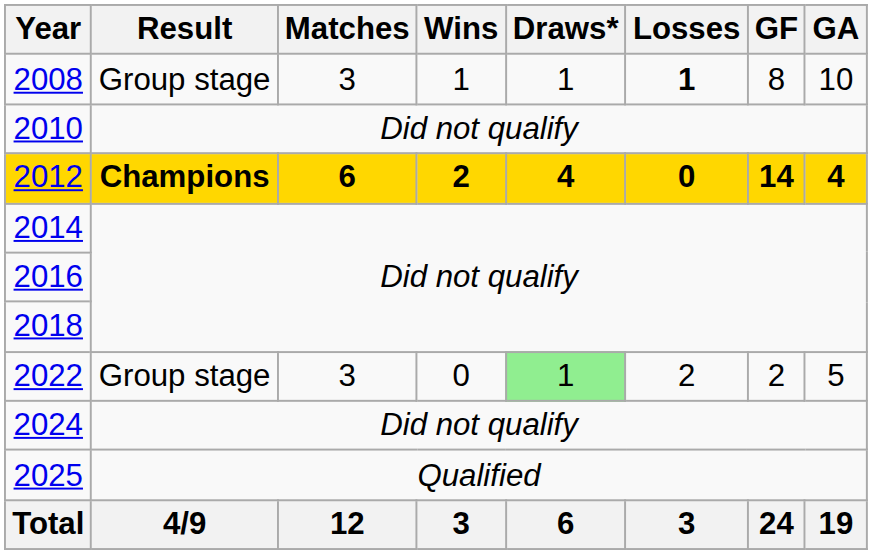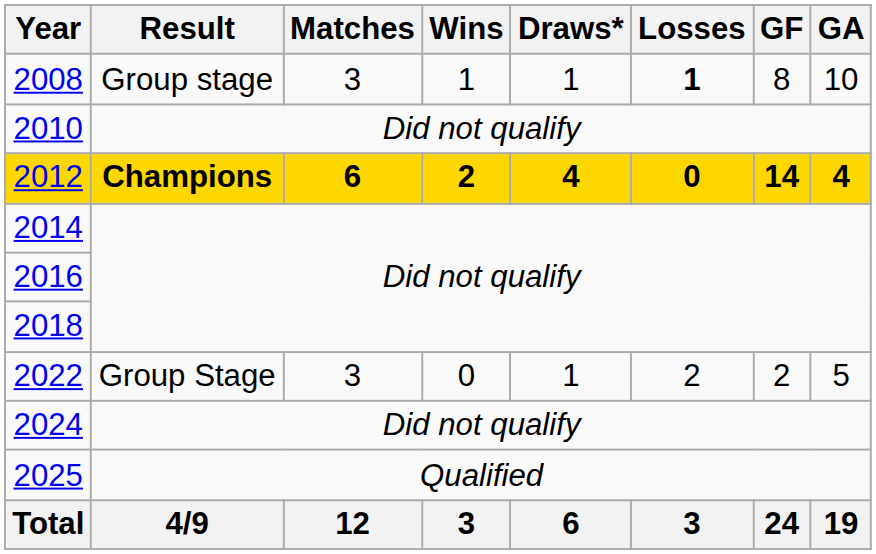(185, 375) Group stage -> (187, 375) Group Stage
(566, 375) lightgreen background -> (571, 375) no background
